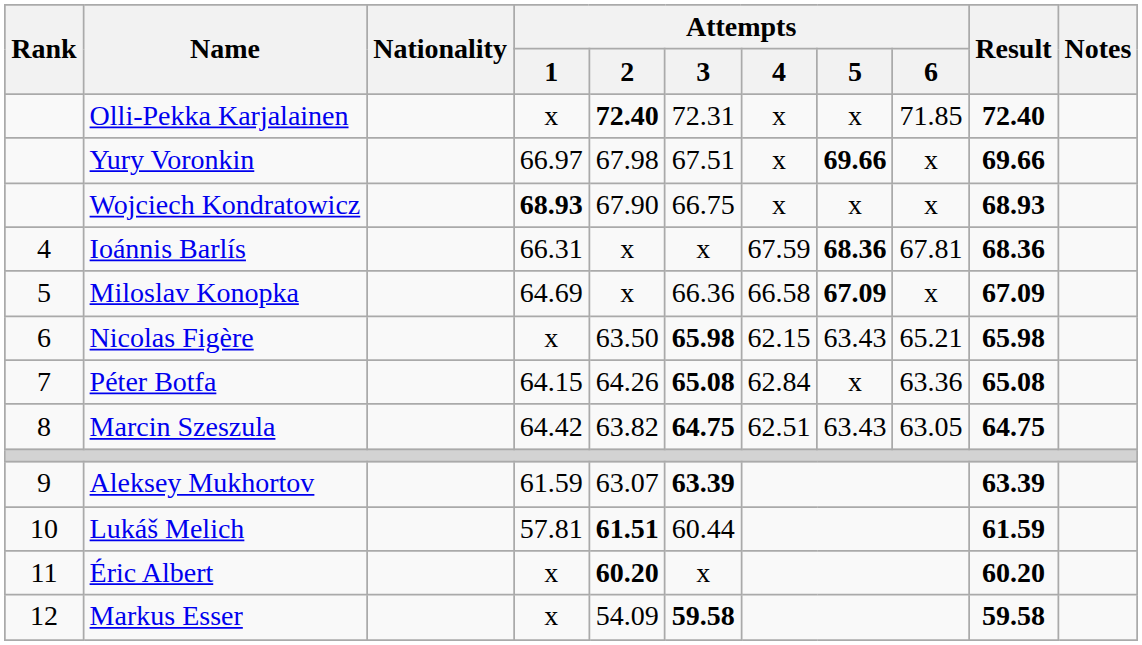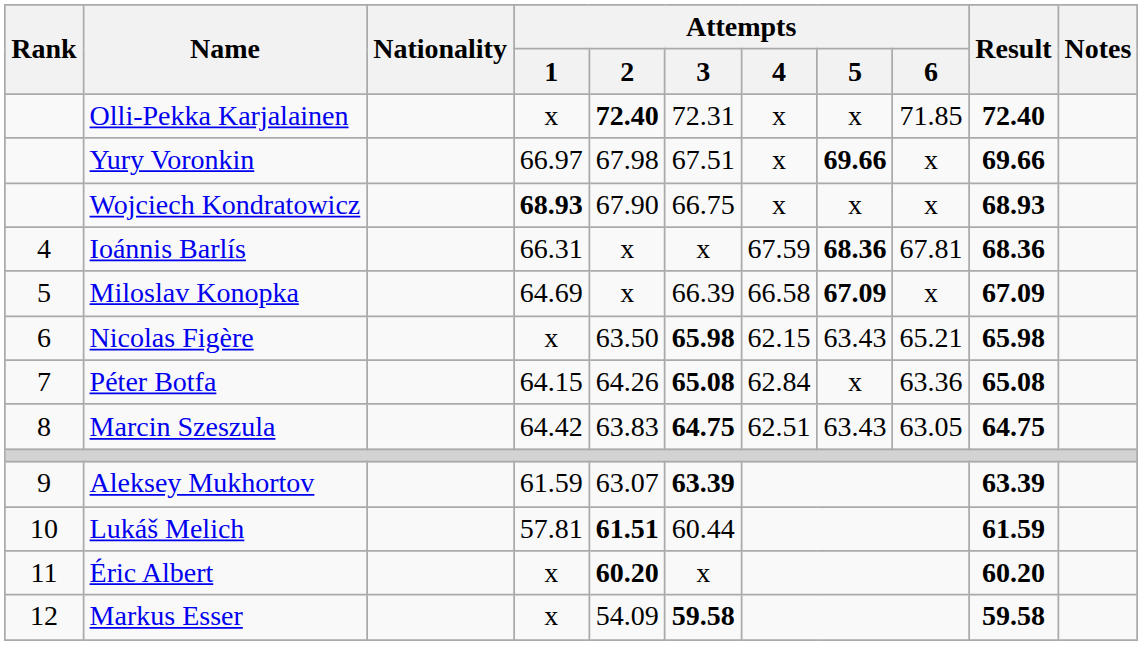(703, 293) 66.36 -> (703, 293) 66.39
(627, 426) 63.82 -> (627, 426) 63.83
